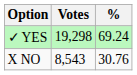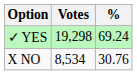(70, 59) 8,543 -> (70, 59) 8,534
